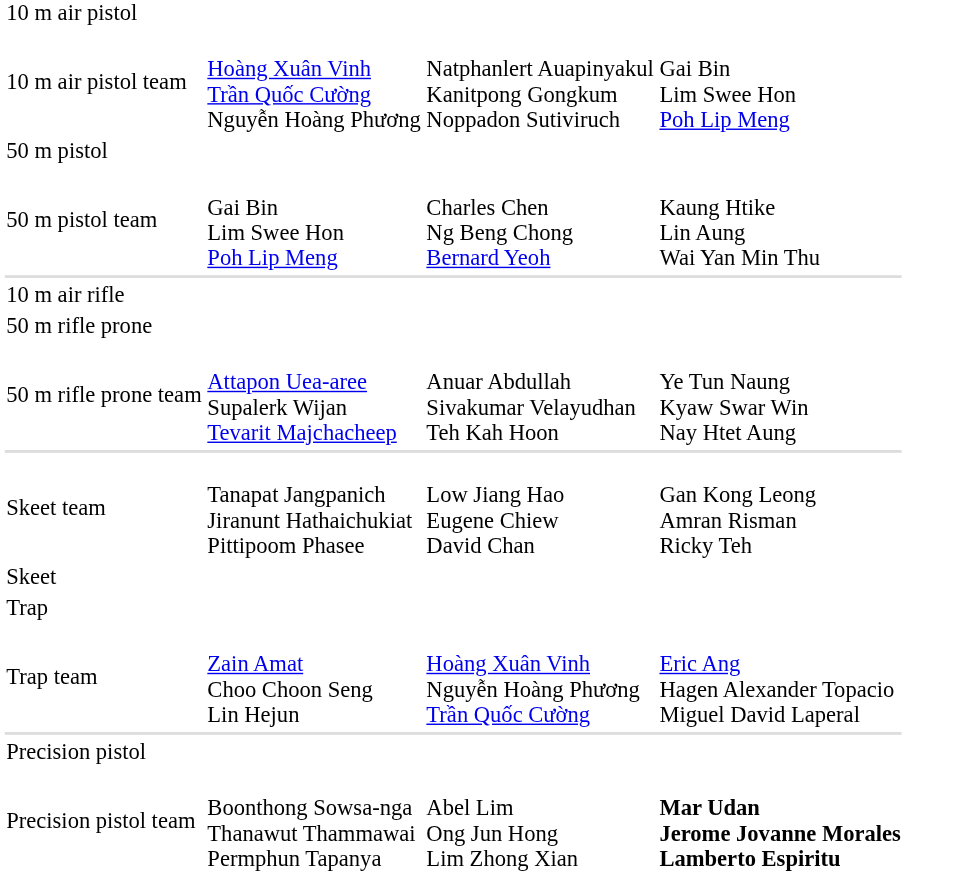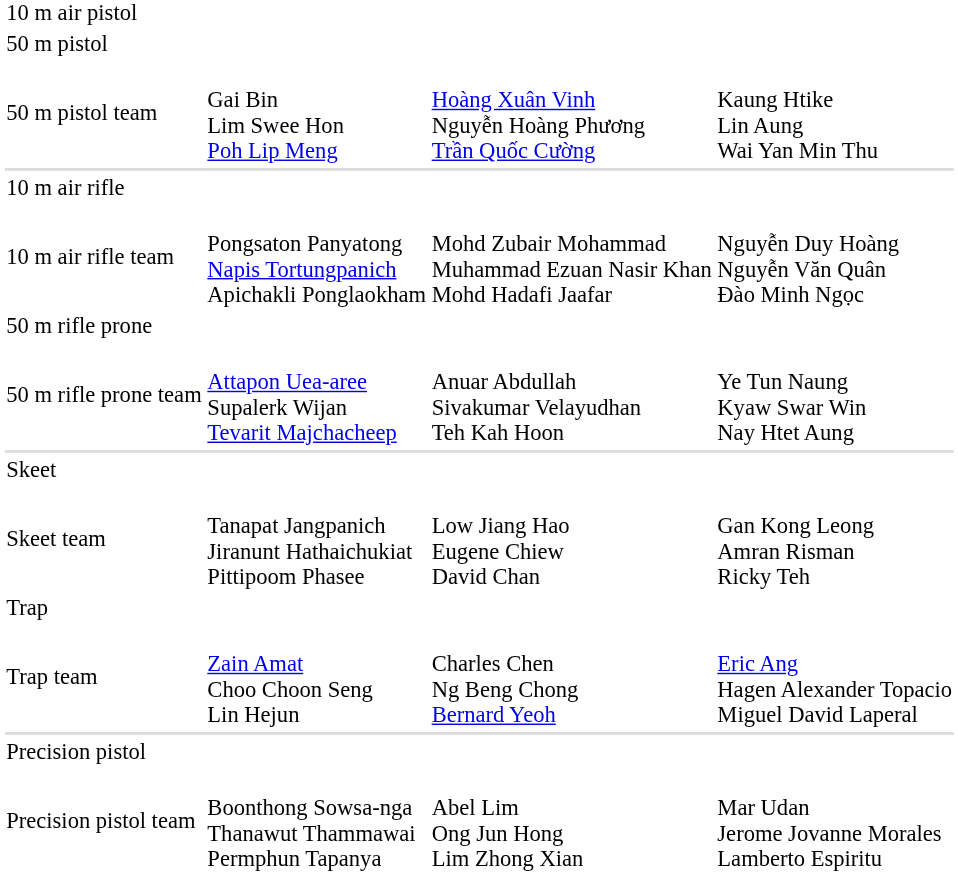- row: (96, 81)
(500, 232) Charles Chen Ng Beng Chong Bernard Yeoh -> (538, 125) Hoàng Xuân Vinh Nguyễn Hoàng Phương Trần Quốc Cường
+ row: (90, 256)
rows swapped: (31, 576) <-> (56, 507)
(533, 689) Hoàng Xuân Vinh Nguyễn Hoàng Phương Trần Quốc Cường -> (505, 689) Charles Chen Ng Beng Chong Bernard Yeoh
(780, 833) bold -> (829, 833) normal
